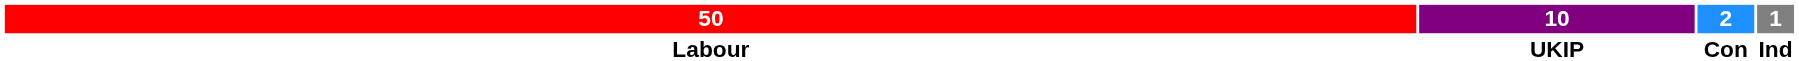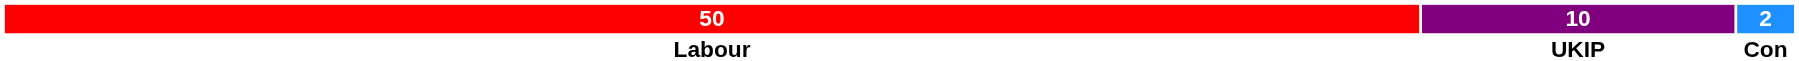- column: (1776, 18)
